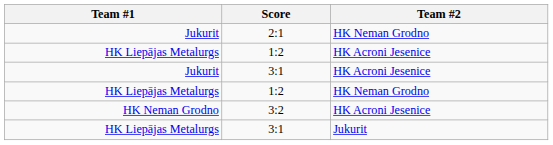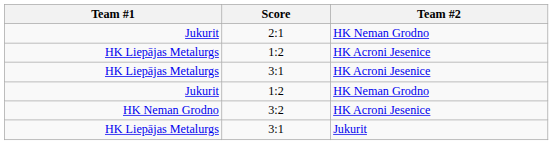(202, 71) Jukurit -> (162, 71) HK Liepājas Metalurgs
(162, 91) HK Liepājas Metalurgs -> (202, 91) Jukurit
